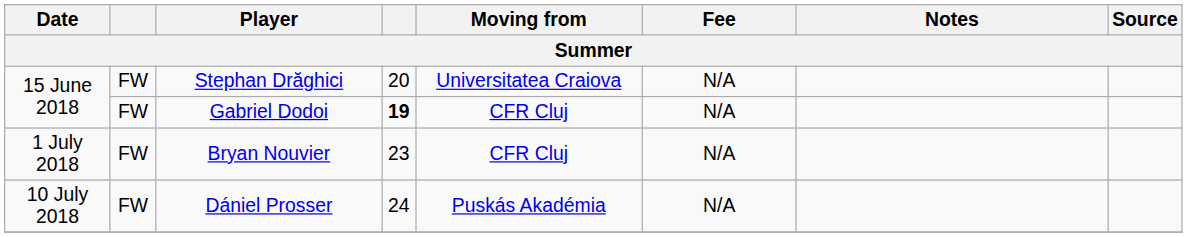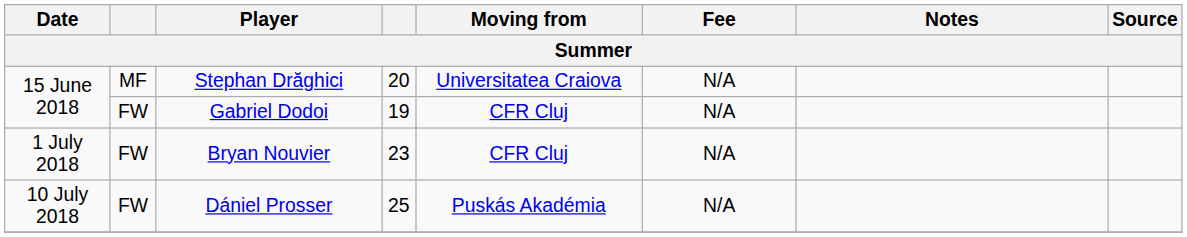(133, 81) FW -> (133, 81) MF
(399, 111) bold -> (399, 111) normal
(399, 206) 24 -> (399, 206) 25
